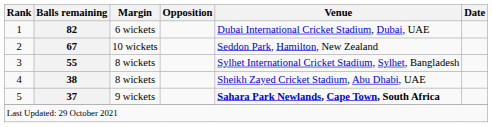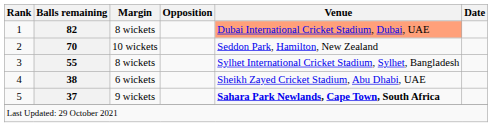(135, 29) 6 wickets -> (135, 29) 8 wickets
(323, 29) no background -> (323, 29) lightsalmon background
(72, 46) 67 -> (72, 46) 70
(135, 79) 8 wickets -> (135, 79) 6 wickets
